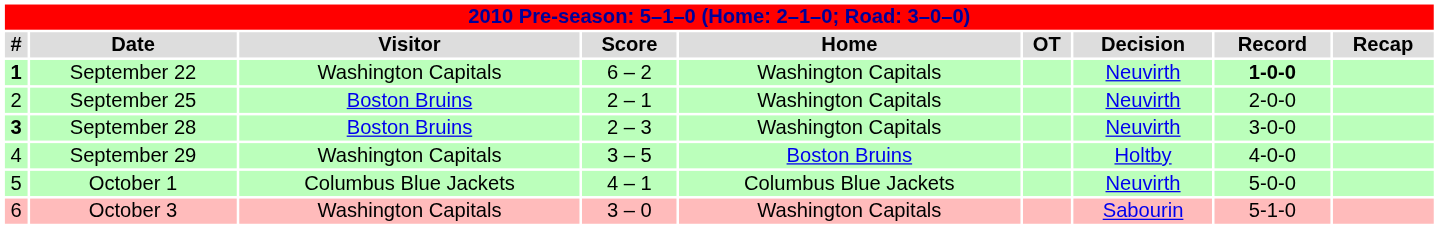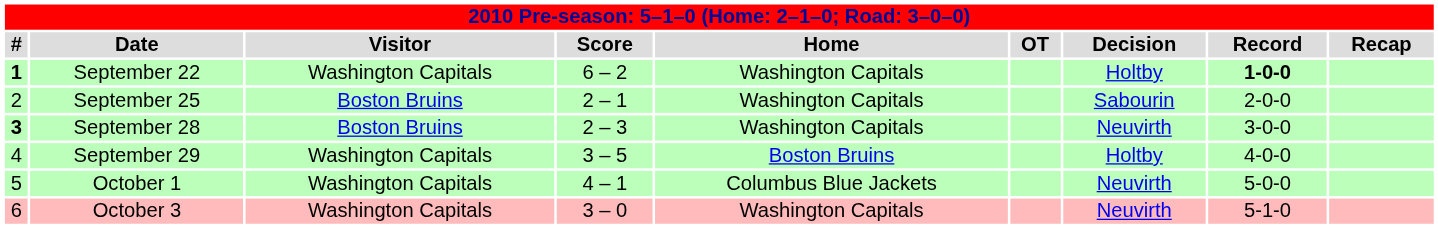(1143, 72) Neuvirth -> (1134, 72) Holtby
(1143, 100) Neuvirth -> (1134, 100) Sabourin
(409, 183) Columbus Blue Jackets -> (400, 183) Washington Capitals
(1143, 211) Sabourin -> (1134, 211) Neuvirth
